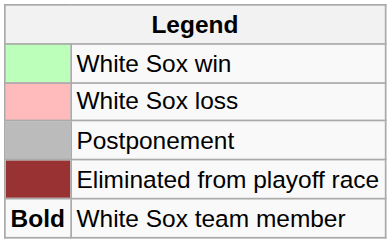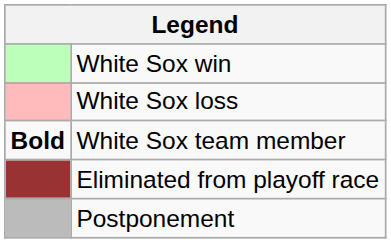rows swapped: (155, 141) <-> (211, 218)
